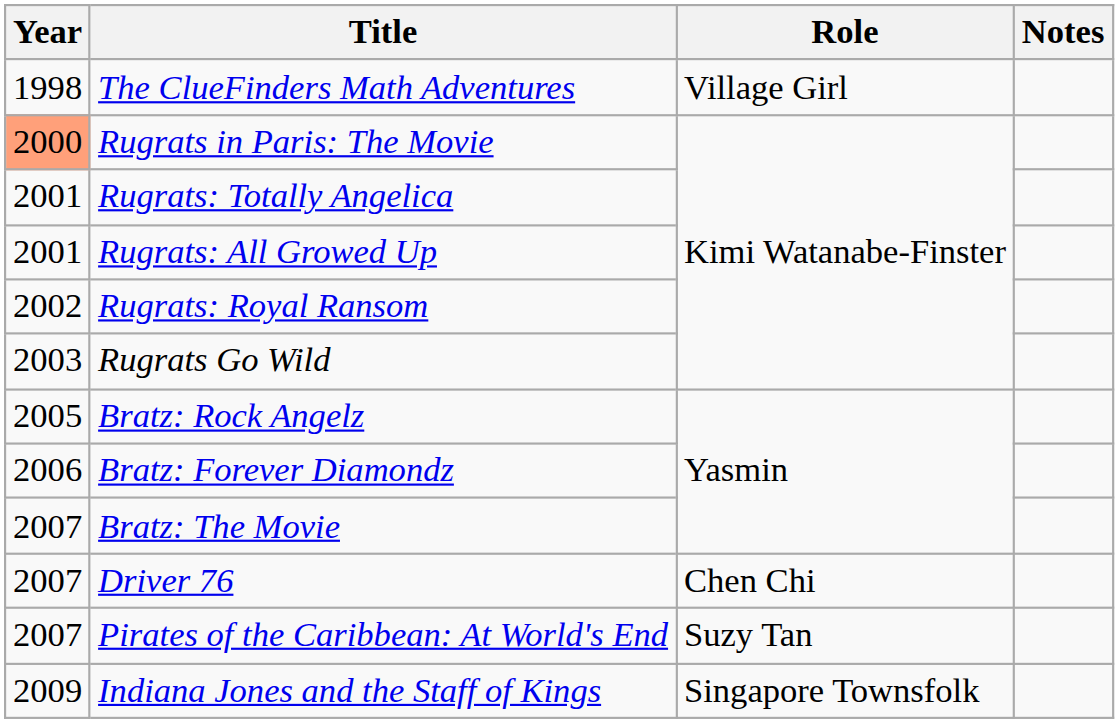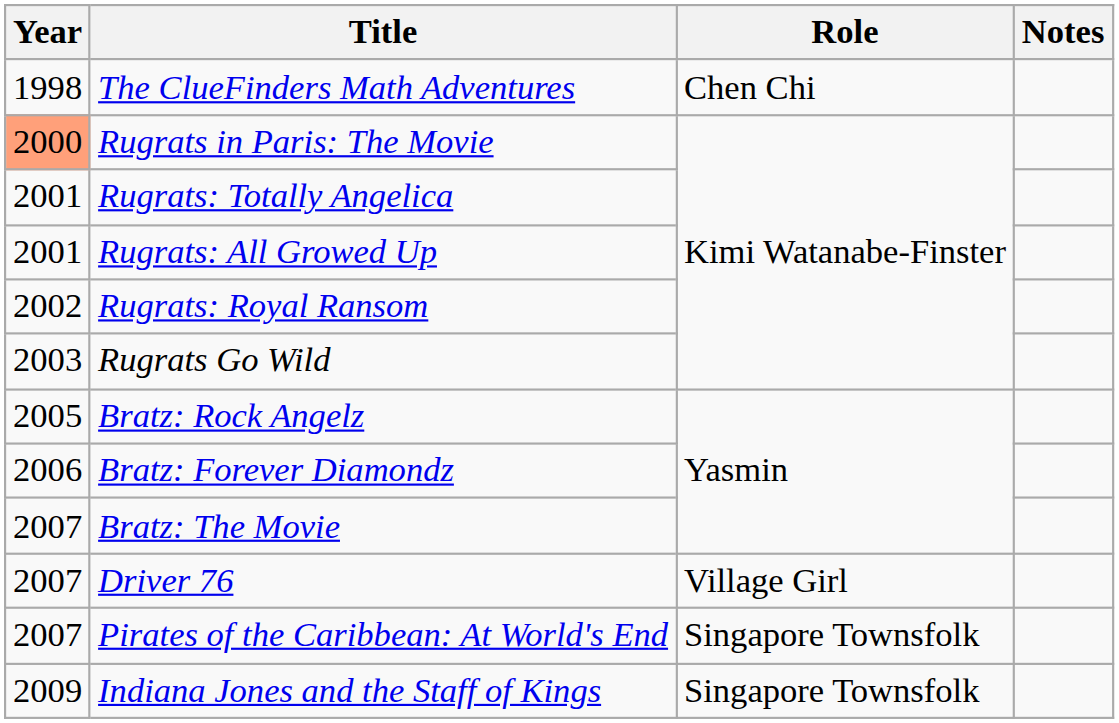(766, 86) Village Girl -> (750, 86) Chen Chi
(750, 580) Chen Chi -> (766, 580) Village Girl
(748, 634) Suzy Tan -> (832, 634) Singapore Townsfolk
